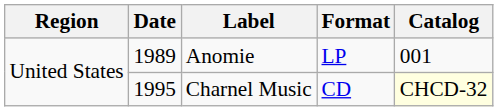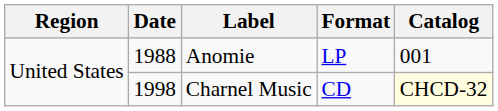(155, 55) 1989 -> (155, 55) 1988
(155, 88) 1995 -> (155, 88) 1998
